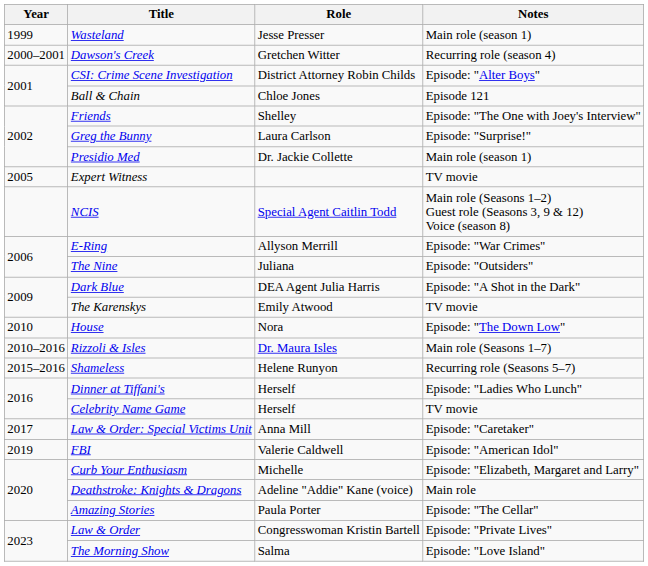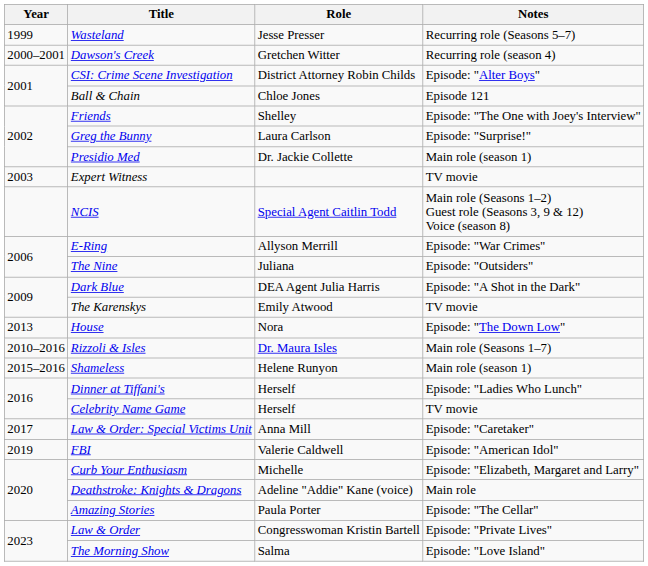(479, 34) Main role (season 1) -> (501, 34) Recurring role (Seasons 5–7)
(20, 177) 2005 -> (20, 177) 2003
(20, 327) 2010 -> (20, 327) 2013
(501, 368) Recurring role (Seasons 5–7) -> (479, 368) Main role (season 1)
